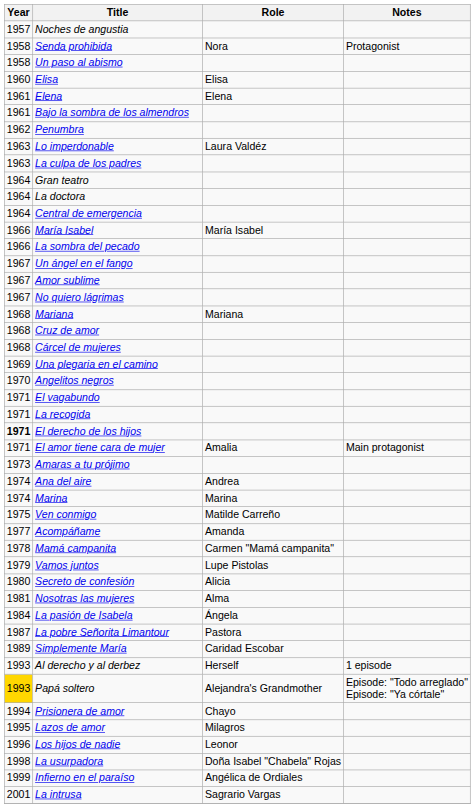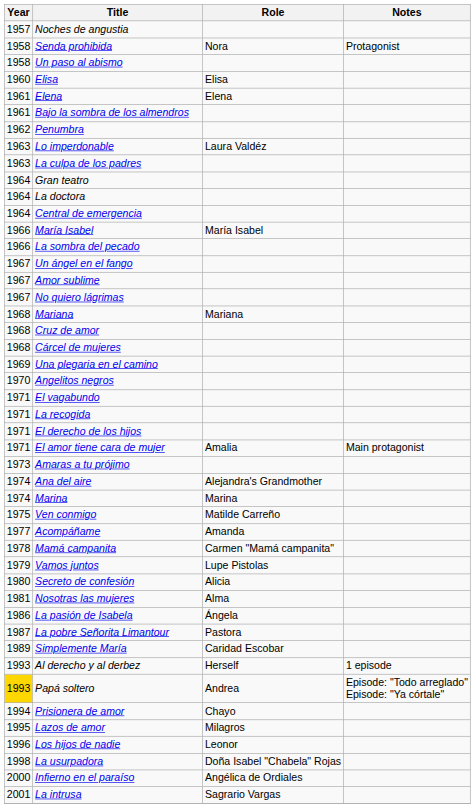(19, 431) bold -> (19, 431) normal
(222, 481) Andrea -> (264, 481) Alejandra's Grandmother
(19, 615) 1984 -> (19, 615) 1986
(264, 688) Alejandra's Grandmother -> (222, 688) Andrea
(19, 778) 1999 -> (19, 778) 2000
